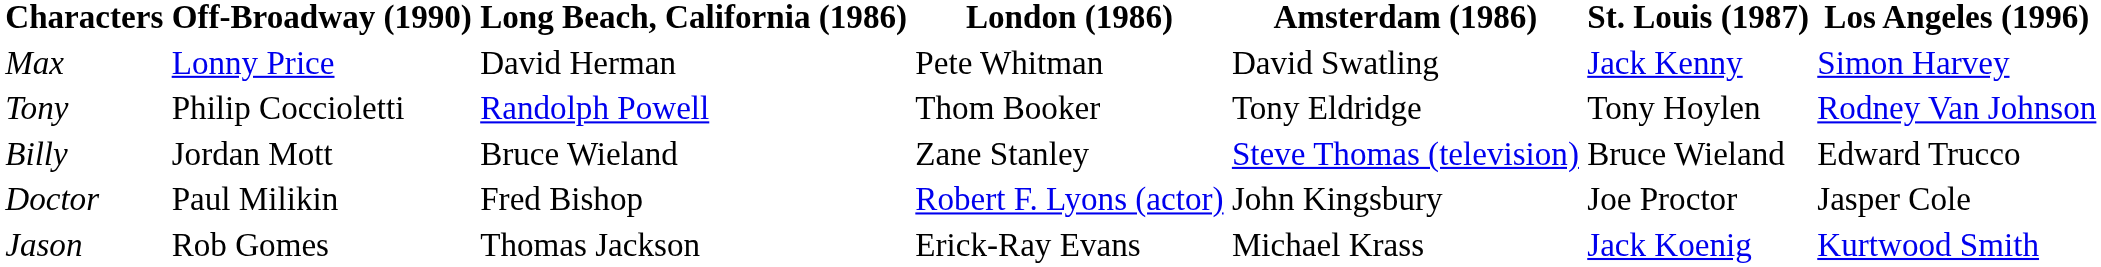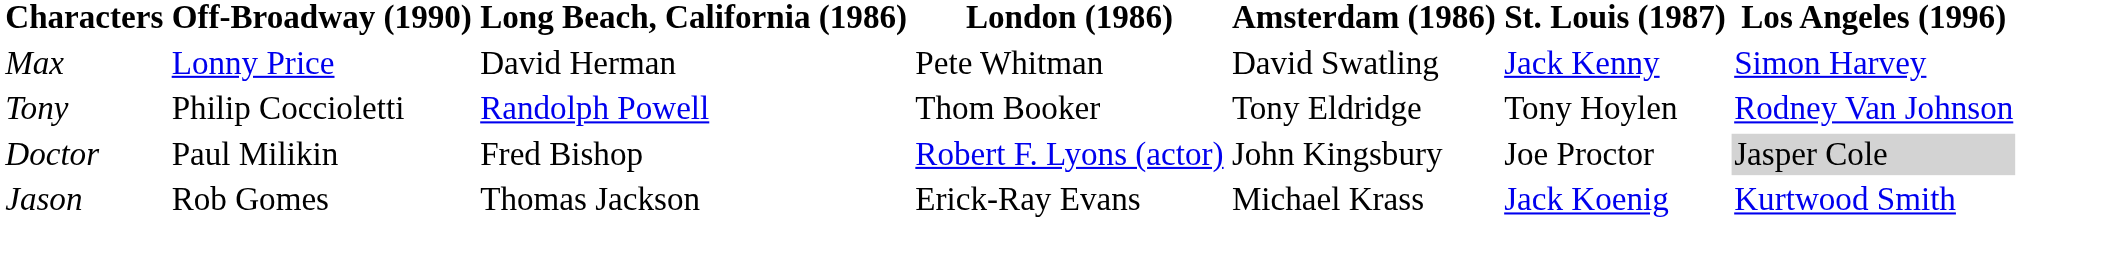- row: (36, 153)
(1894, 199) no background -> (1811, 153) lightgrey background
